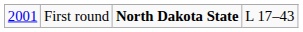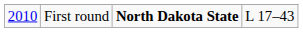(23, 16) 2001 -> (23, 16) 2010
